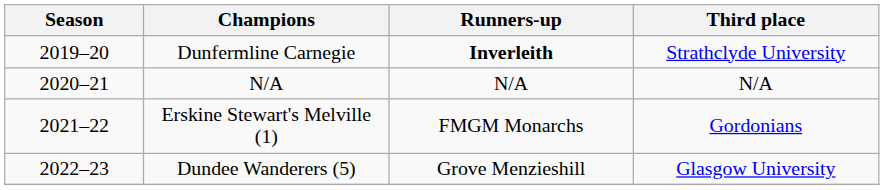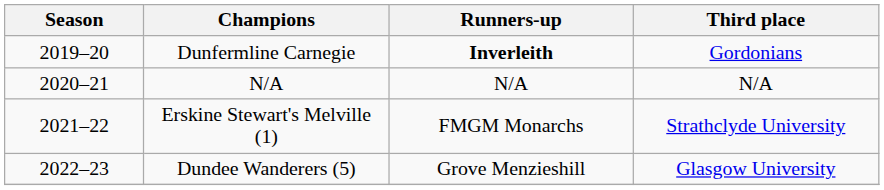(756, 51) Strathclyde University -> (756, 51) Gordonians
(756, 125) Gordonians -> (756, 125) Strathclyde University
